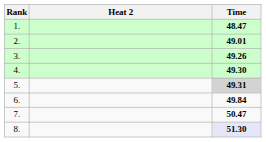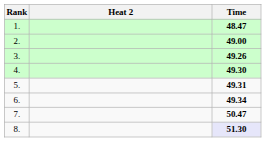(236, 41) 49.01 -> (236, 41) 49.00
(236, 85) lightgrey background -> (236, 85) no background
(236, 100) 49.84 -> (236, 100) 49.34
